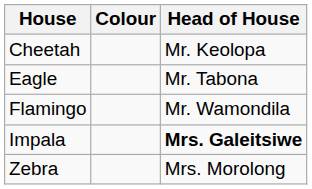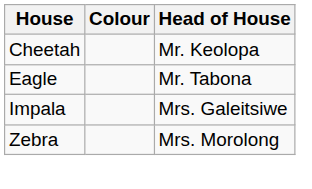- row: (48, 109)
(234, 139) bold -> (223, 109) normal
